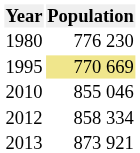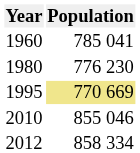+ row: (24, 41)
- row: (24, 143)
